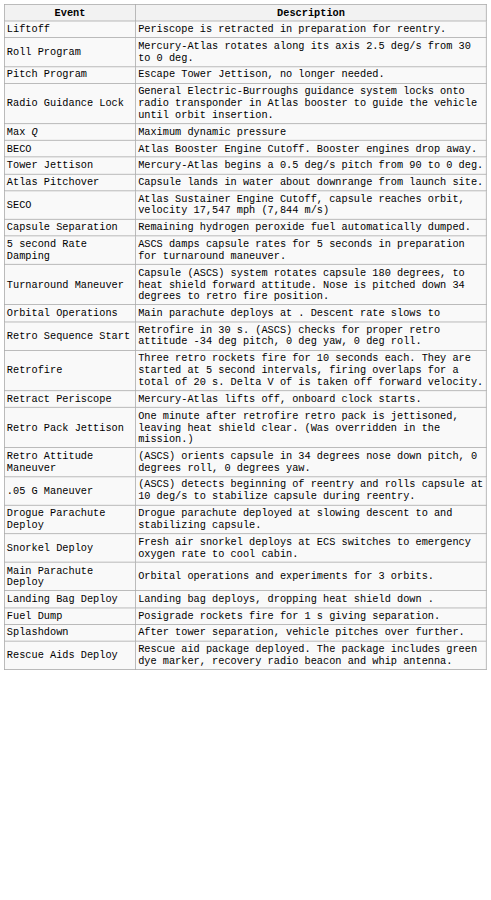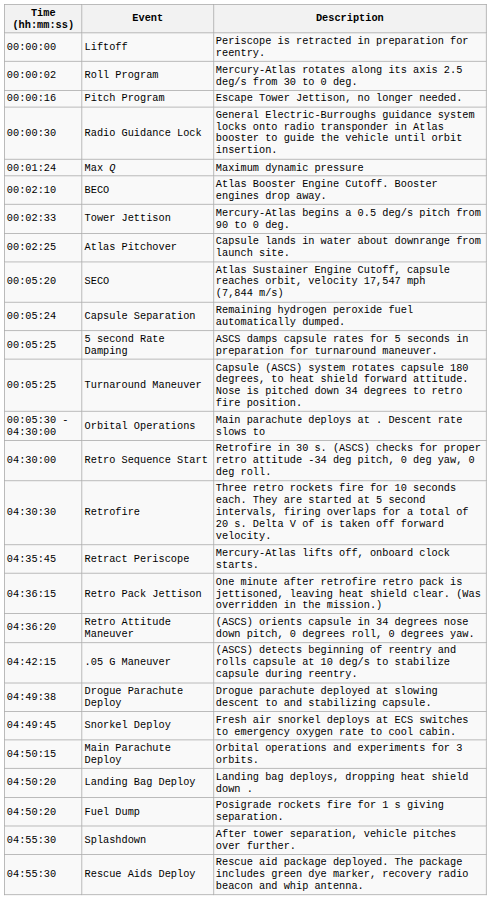+ column: (43, 19)
